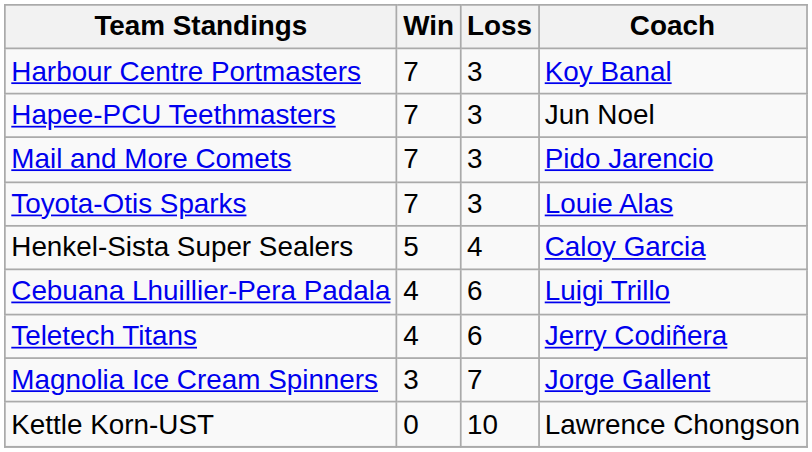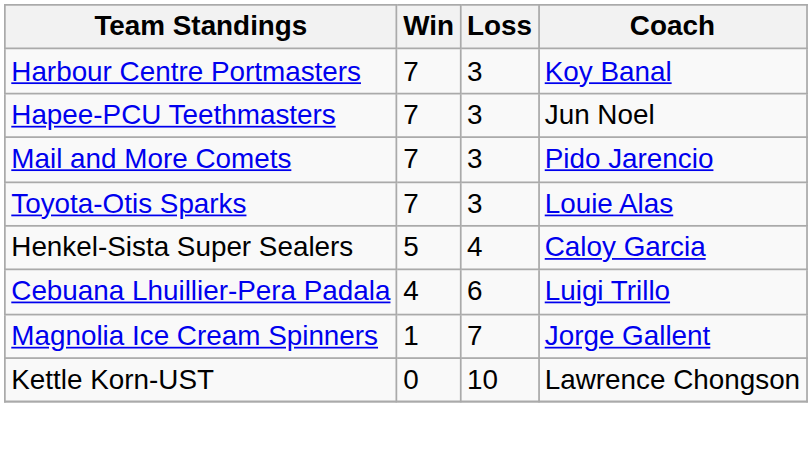- row: (104, 335)
(411, 379) 3 -> (411, 335) 1
